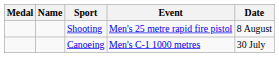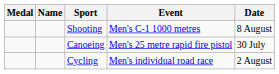(171, 29) Men's 25 metre rapid fire pistol -> (155, 29) Men's C-1 1000 metres
(155, 45) Men's C-1 1000 metres -> (171, 45) Men's 25 metre rapid fire pistol
+ row: (82, 61)
